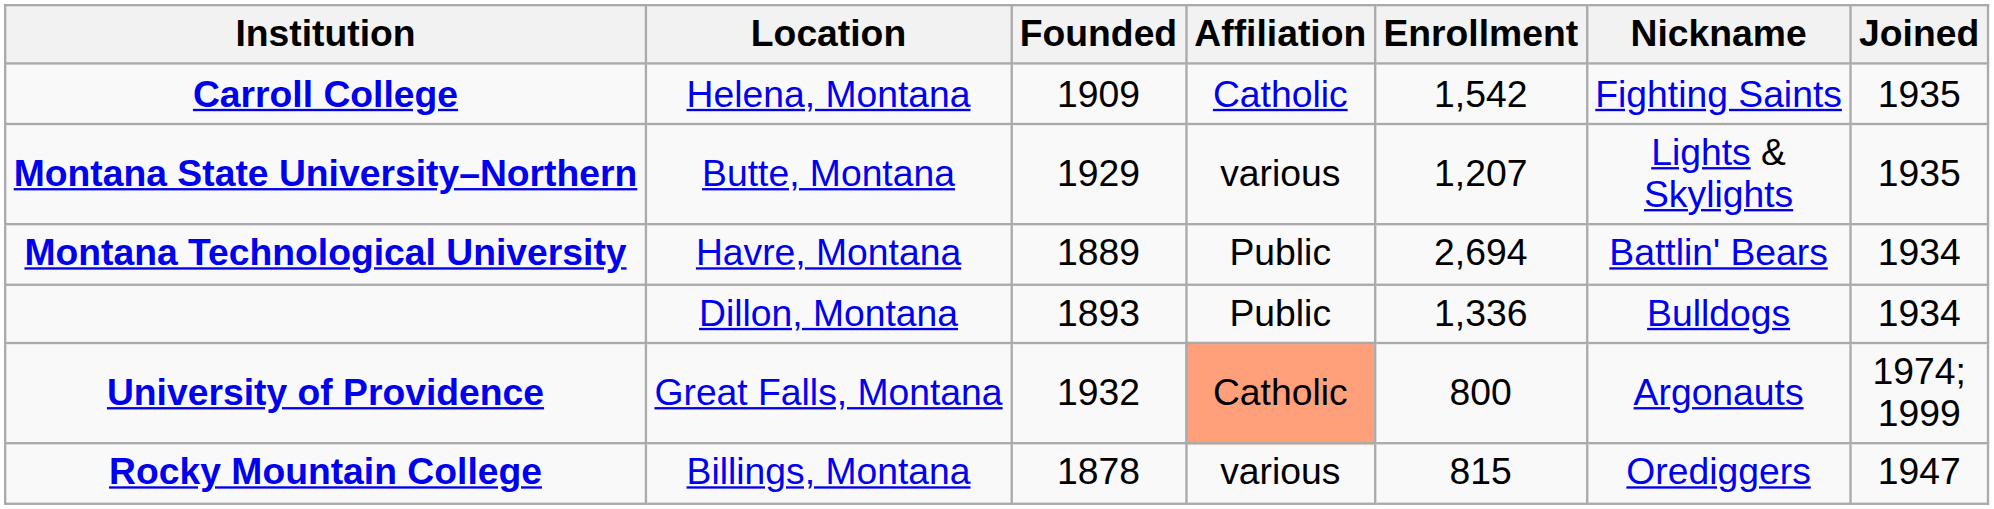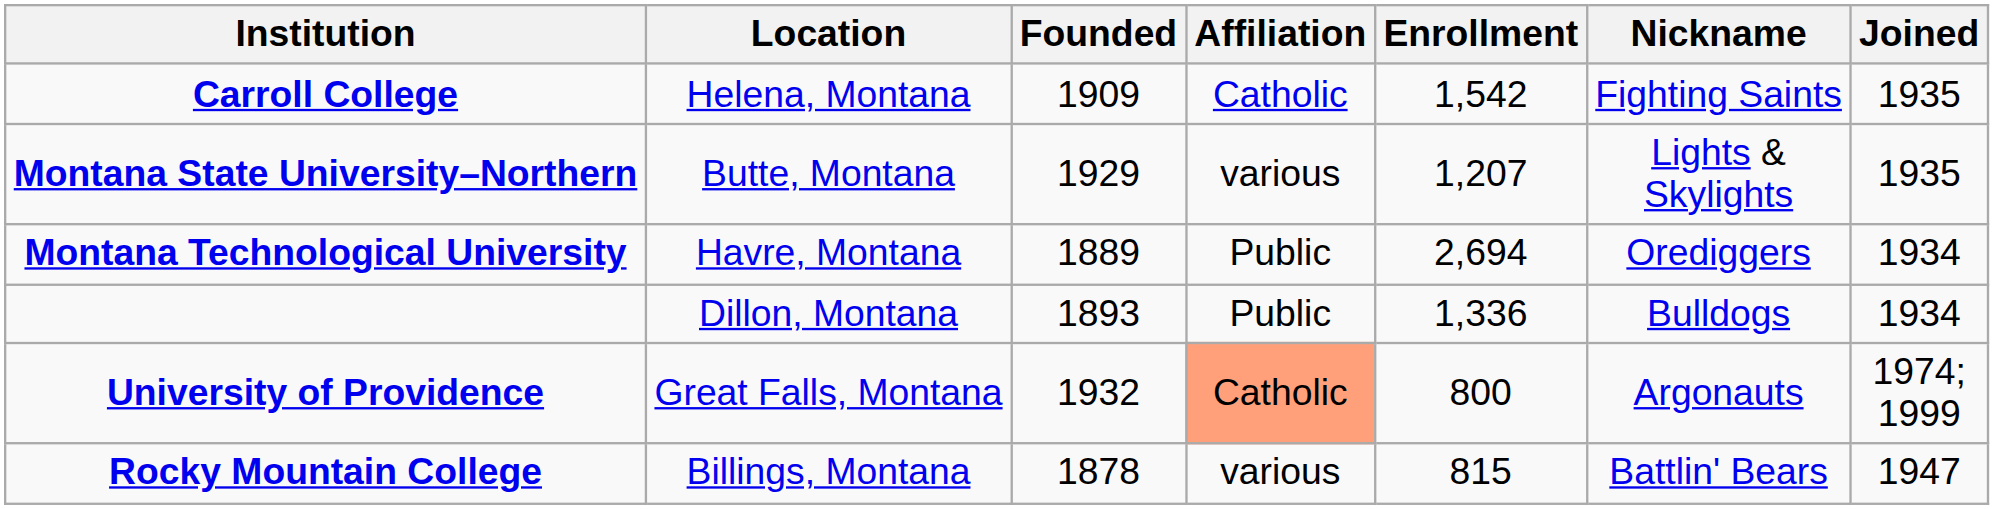(1719, 253) Battlin' Bears -> (1719, 253) Orediggers
(1719, 472) Orediggers -> (1719, 472) Battlin' Bears
